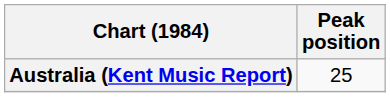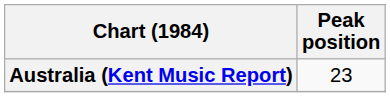(341, 75) 25 -> (341, 75) 23
